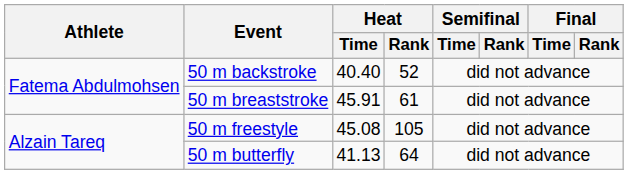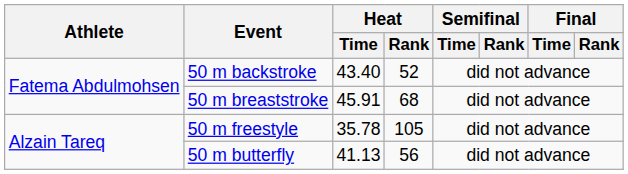(358, 73) 40.40 -> (358, 73) 43.40
(409, 101) 61 -> (409, 101) 68
(358, 128) 45.08 -> (358, 128) 35.78
(409, 156) 64 -> (409, 156) 56
